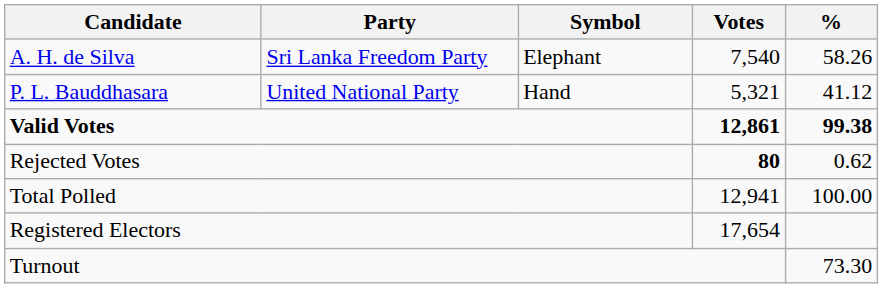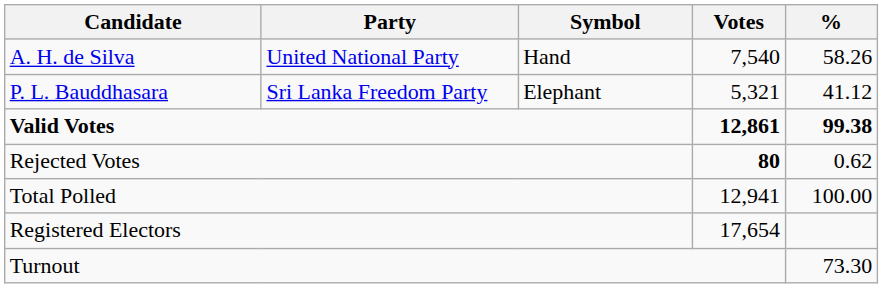(377, 56) Sri Lanka Freedom Party -> (363, 56) United National Party
(562, 56) Elephant -> (547, 56) Hand
(363, 91) United National Party -> (377, 91) Sri Lanka Freedom Party
(547, 91) Hand -> (562, 91) Elephant
